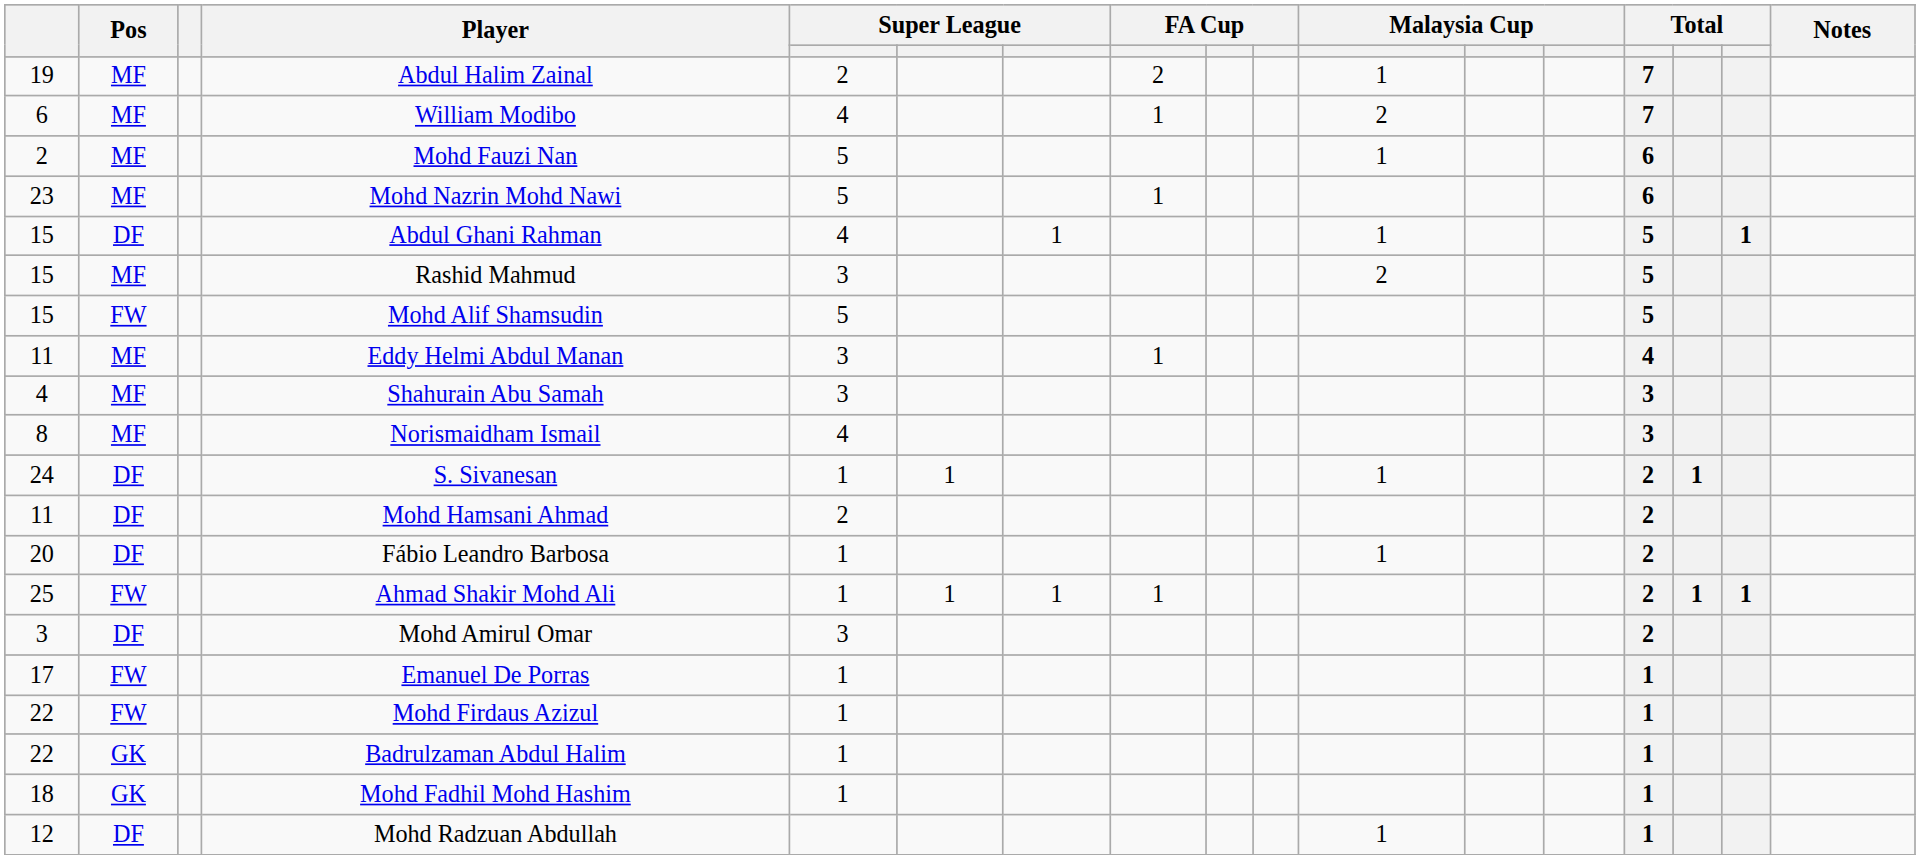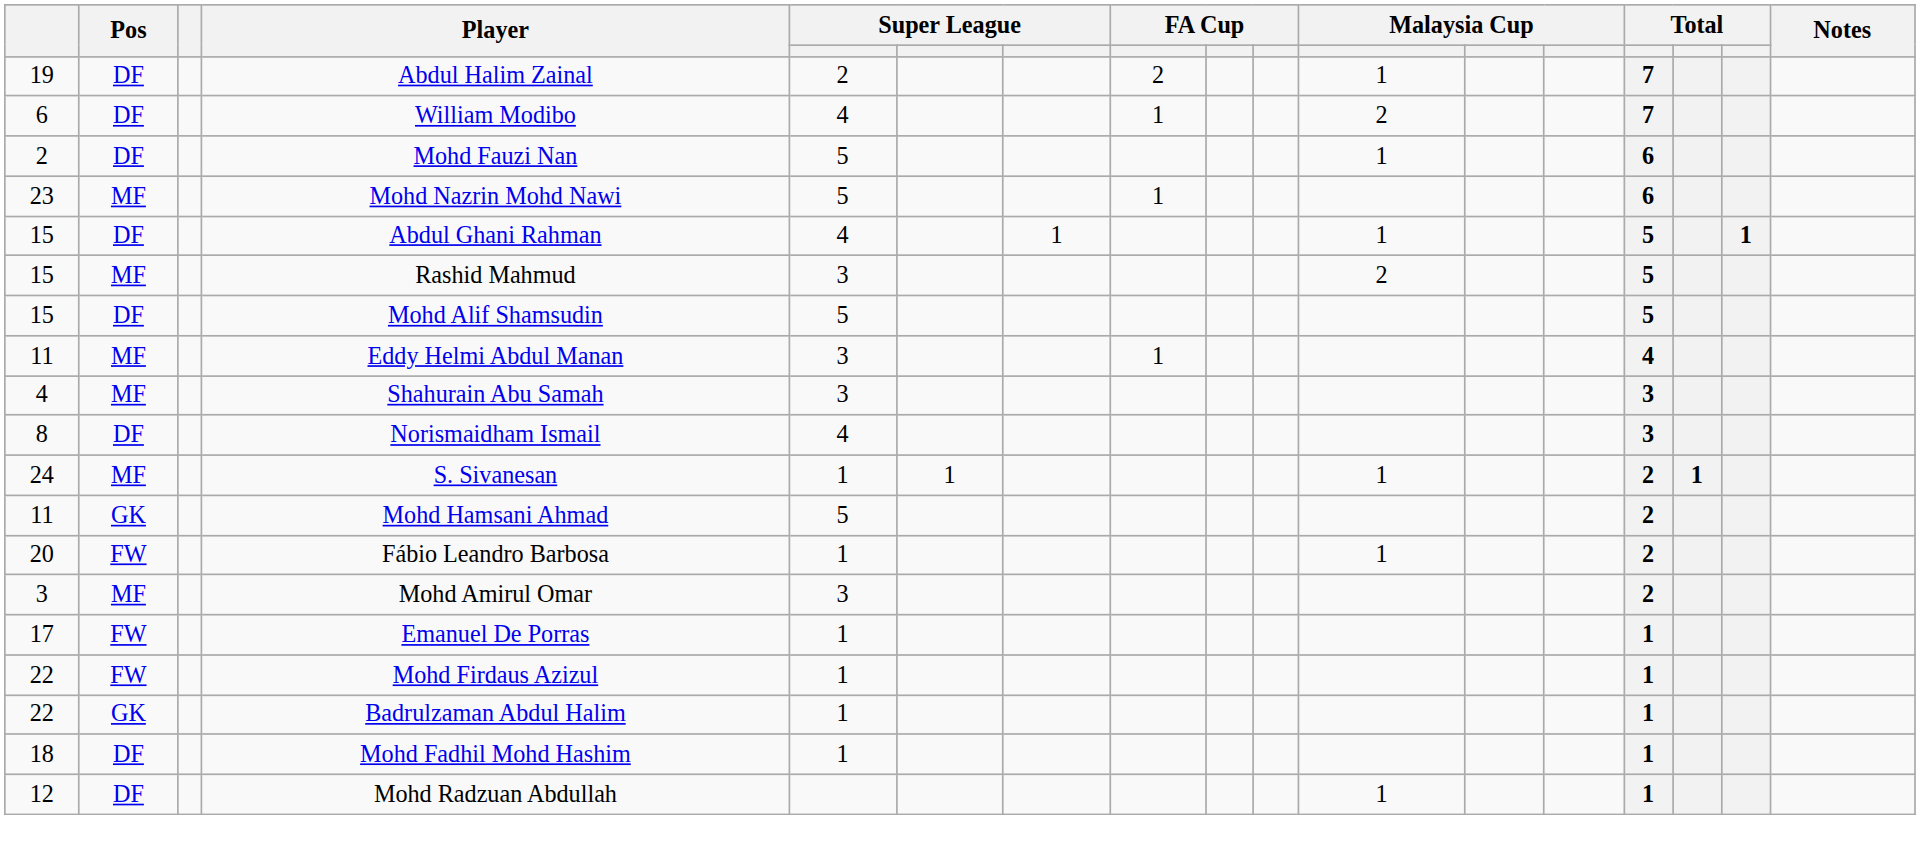(128, 76) MF -> (128, 76) DF
(128, 115) MF -> (128, 115) DF
(128, 155) MF -> (128, 155) DF
(128, 315) FW -> (128, 315) DF
(128, 435) MF -> (128, 435) DF
(128, 475) DF -> (128, 475) MF
(128, 514) DF -> (128, 514) GK
(843, 514) 2 -> (843, 514) 5
(128, 554) DF -> (128, 554) FW
- row: (495, 594)
(128, 634) DF -> (128, 594) MF
(128, 794) GK -> (128, 754) DF
